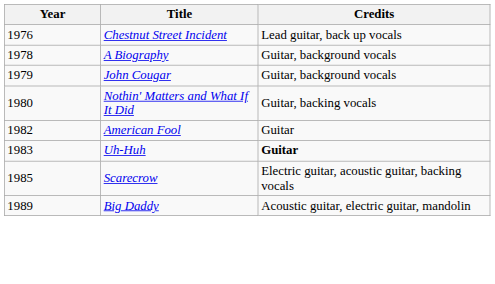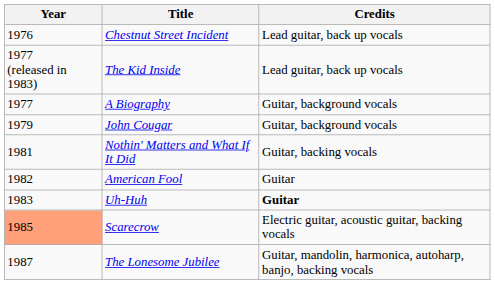+ row: (143, 69)
(20, 55) 1978 -> (20, 104) 1977
(20, 103) 1980 -> (20, 152) 1981
(20, 178) no background -> (20, 227) lightsalmon background
+ row: (162, 262)
- row: (131, 205)
